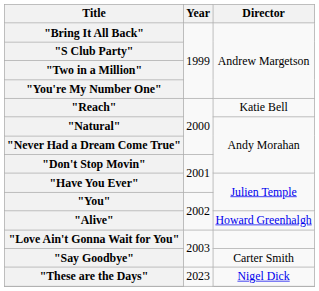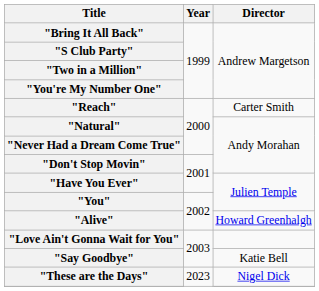(264, 107) Katie Bell -> (264, 107) Carter Smith
(264, 257) Carter Smith -> (264, 257) Katie Bell
